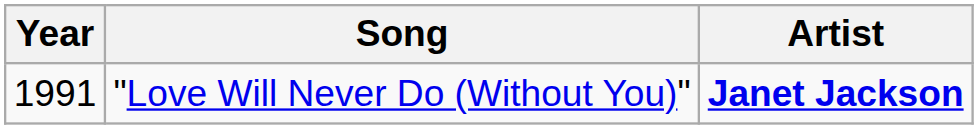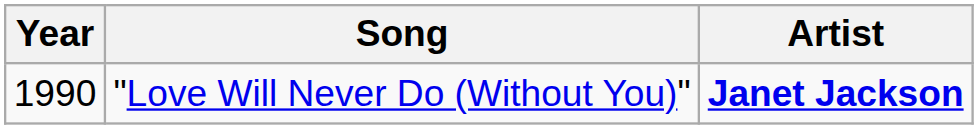(55, 92) 1991 -> (55, 92) 1990
